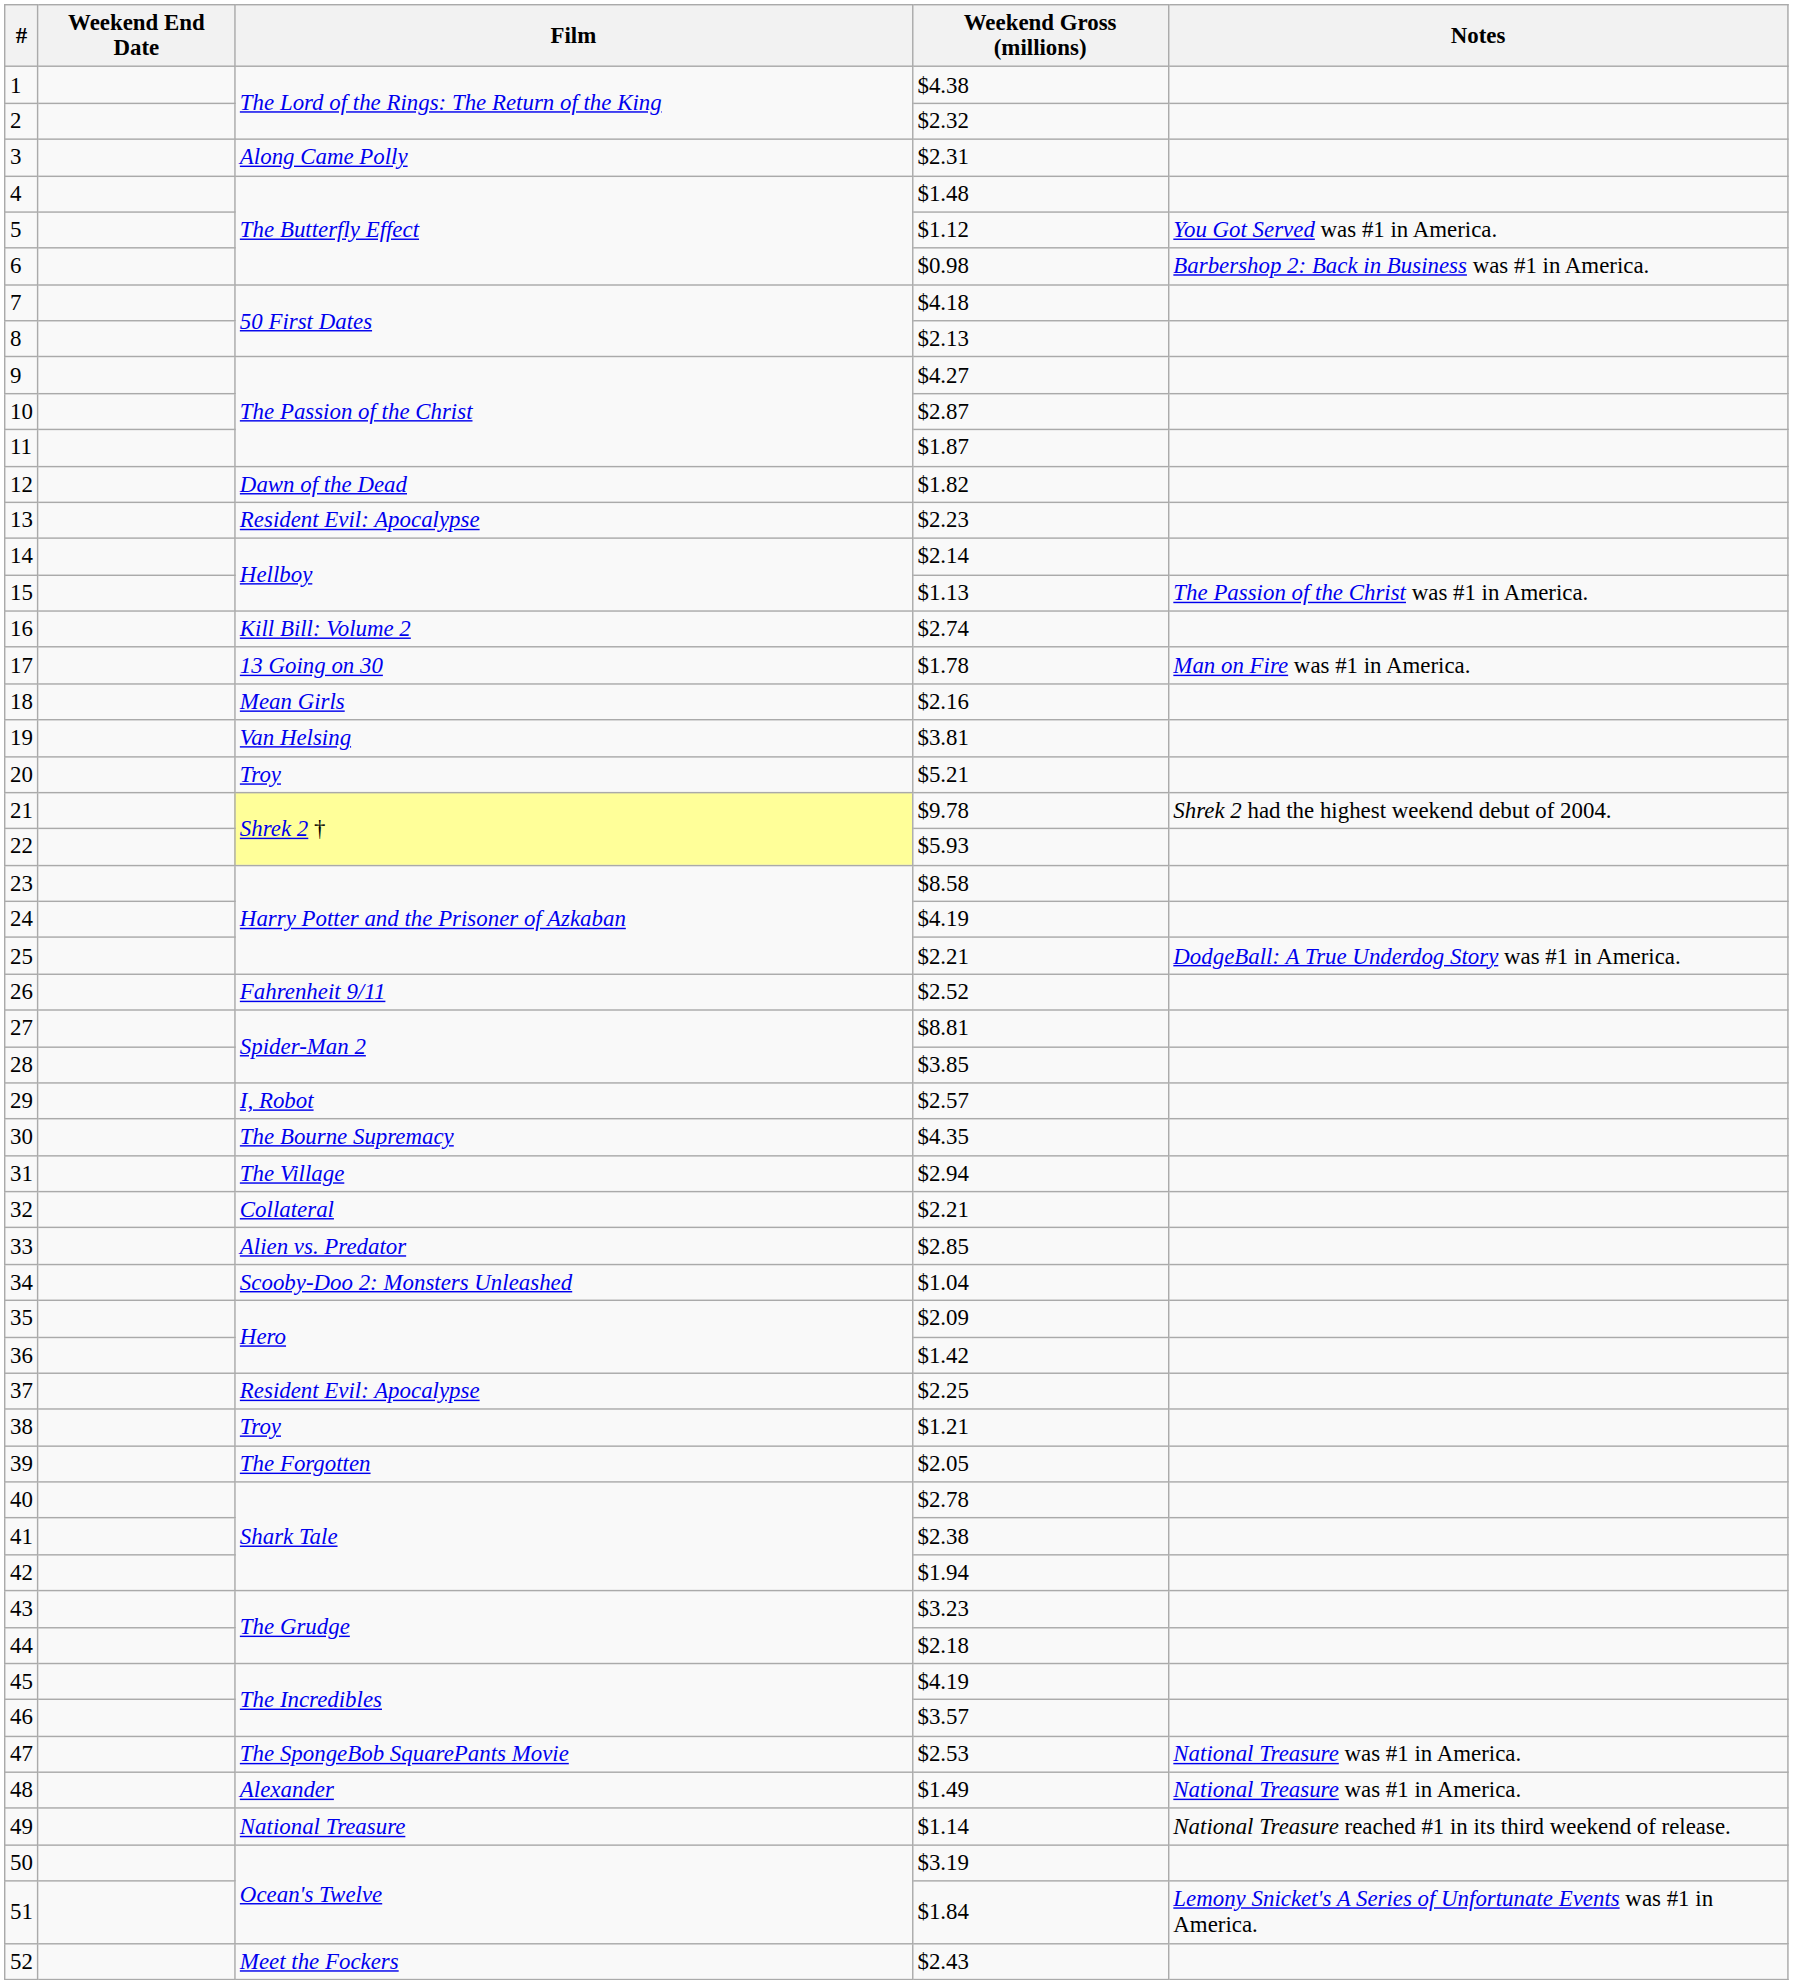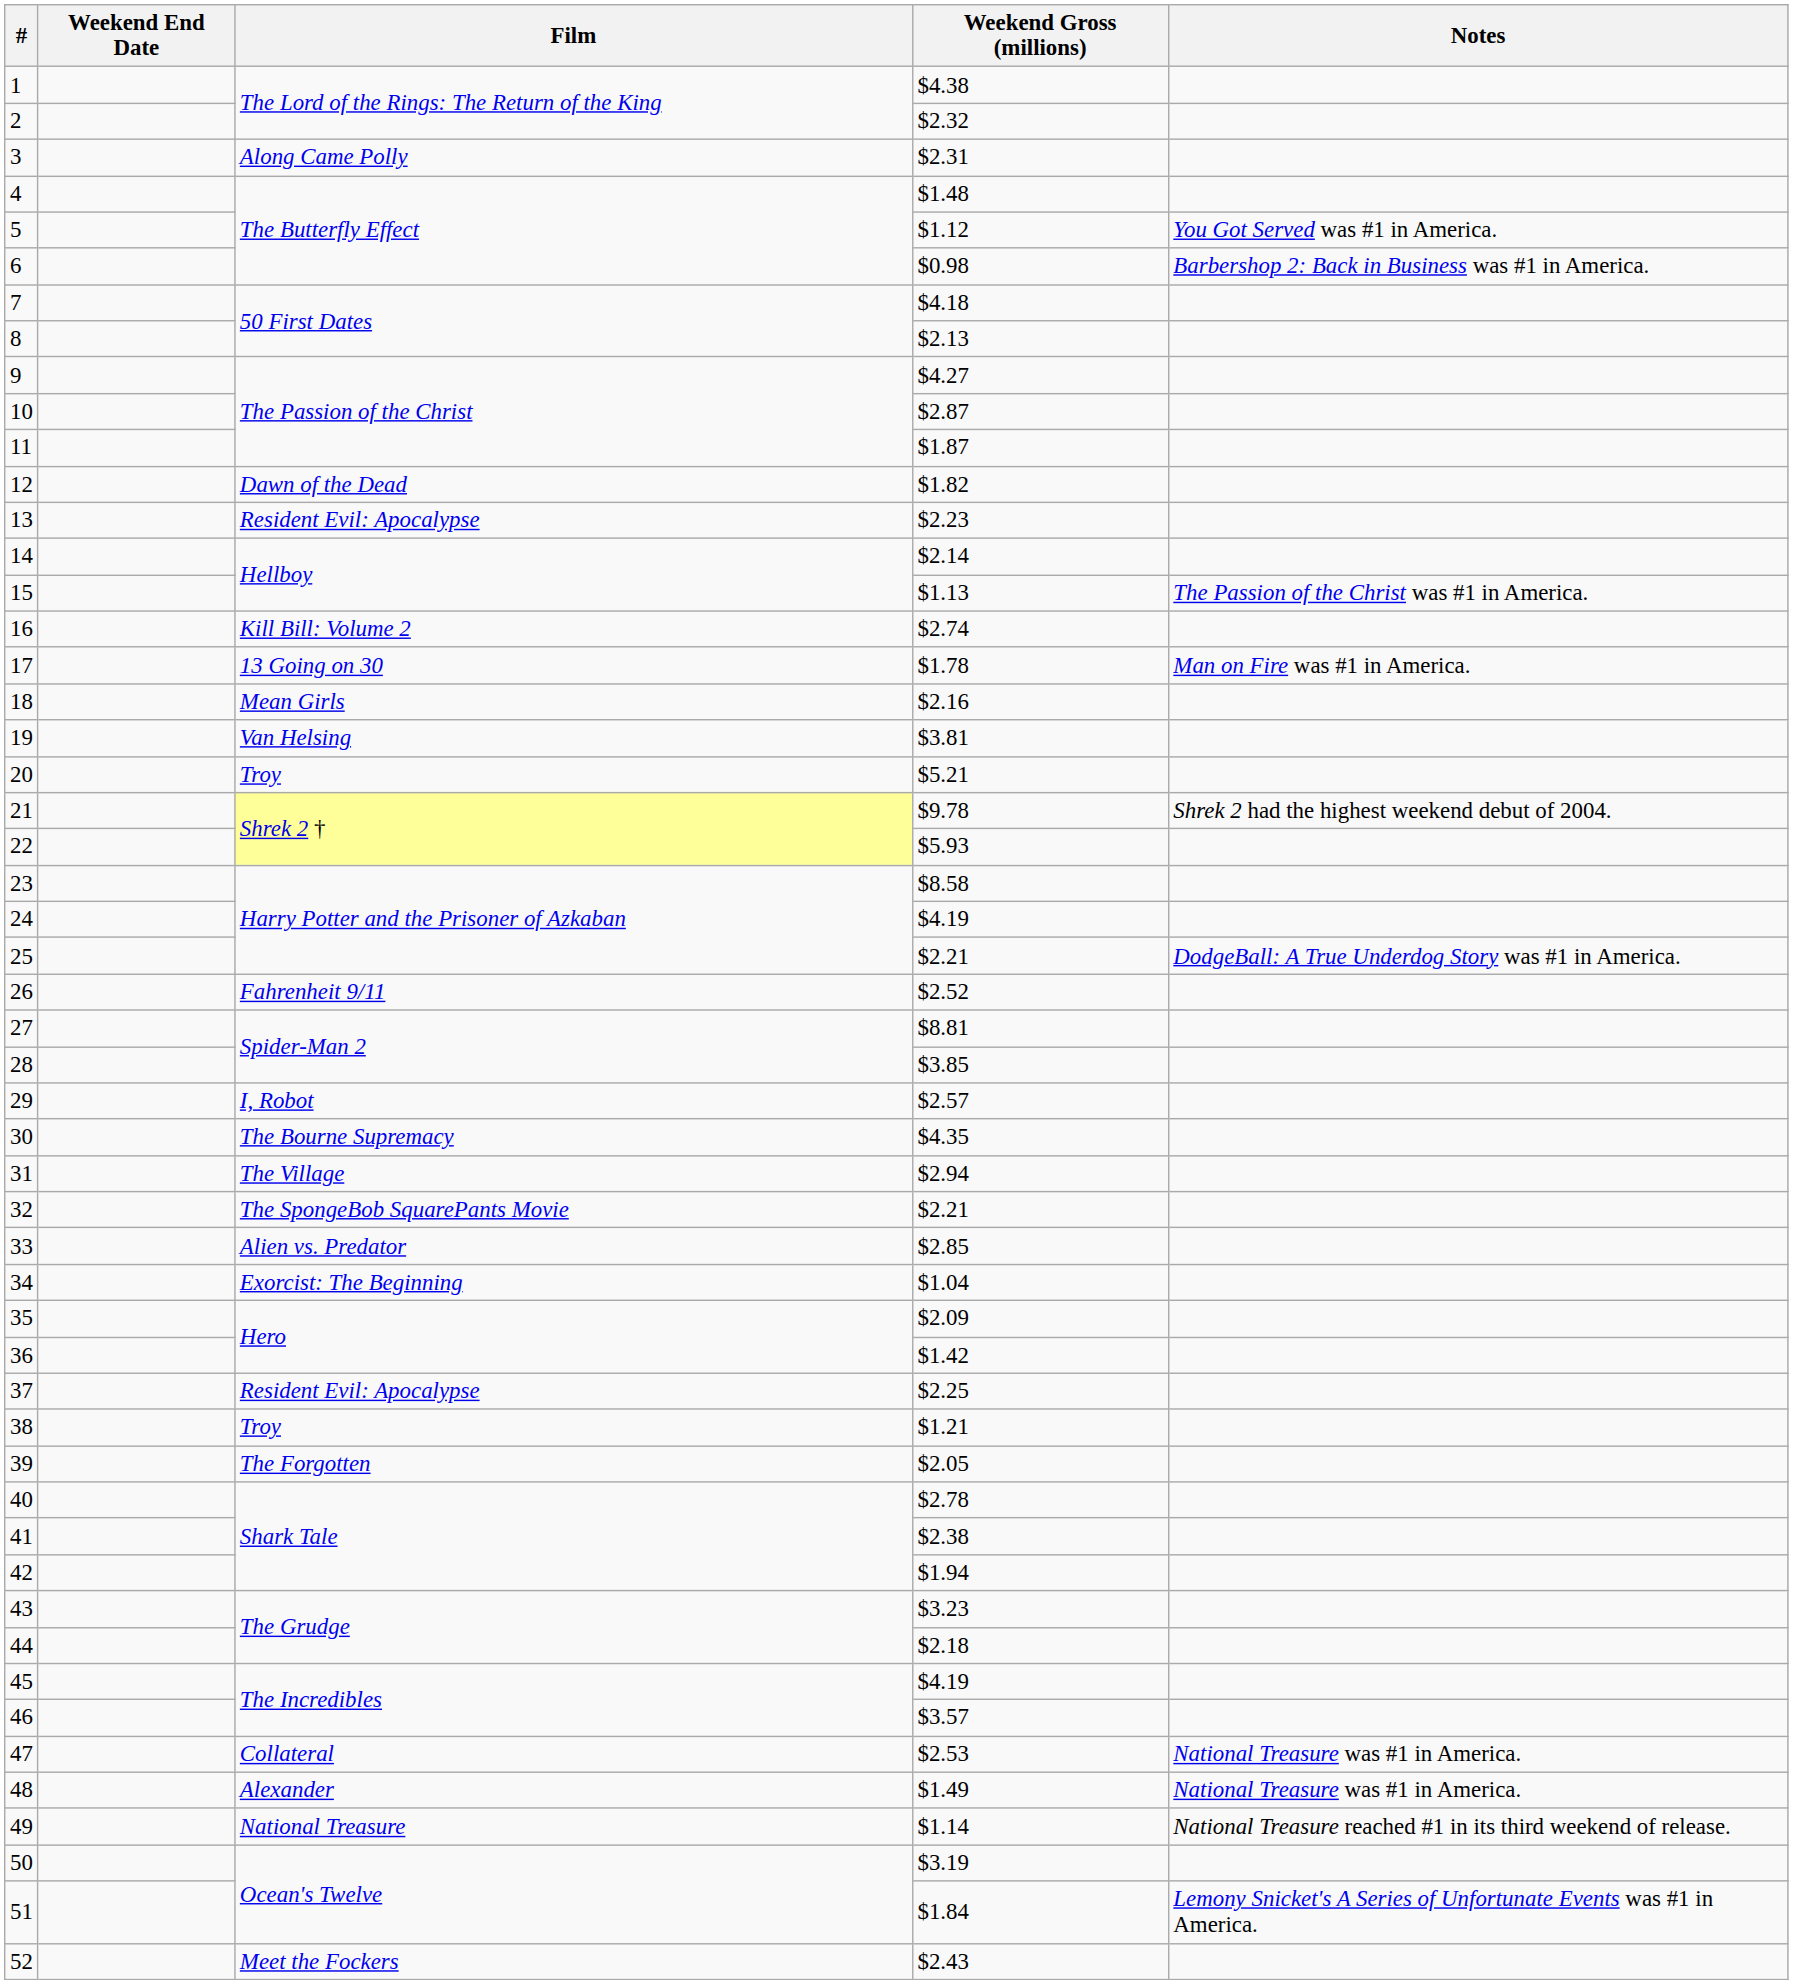(287, 1209) Collateral -> (404, 1209) The SpongeBob SquarePants Movie
(406, 1282) Scooby-Doo 2: Monsters Unleashed -> (351, 1282) Exorcist: The Beginning
(404, 1753) The SpongeBob SquarePants Movie -> (287, 1753) Collateral
